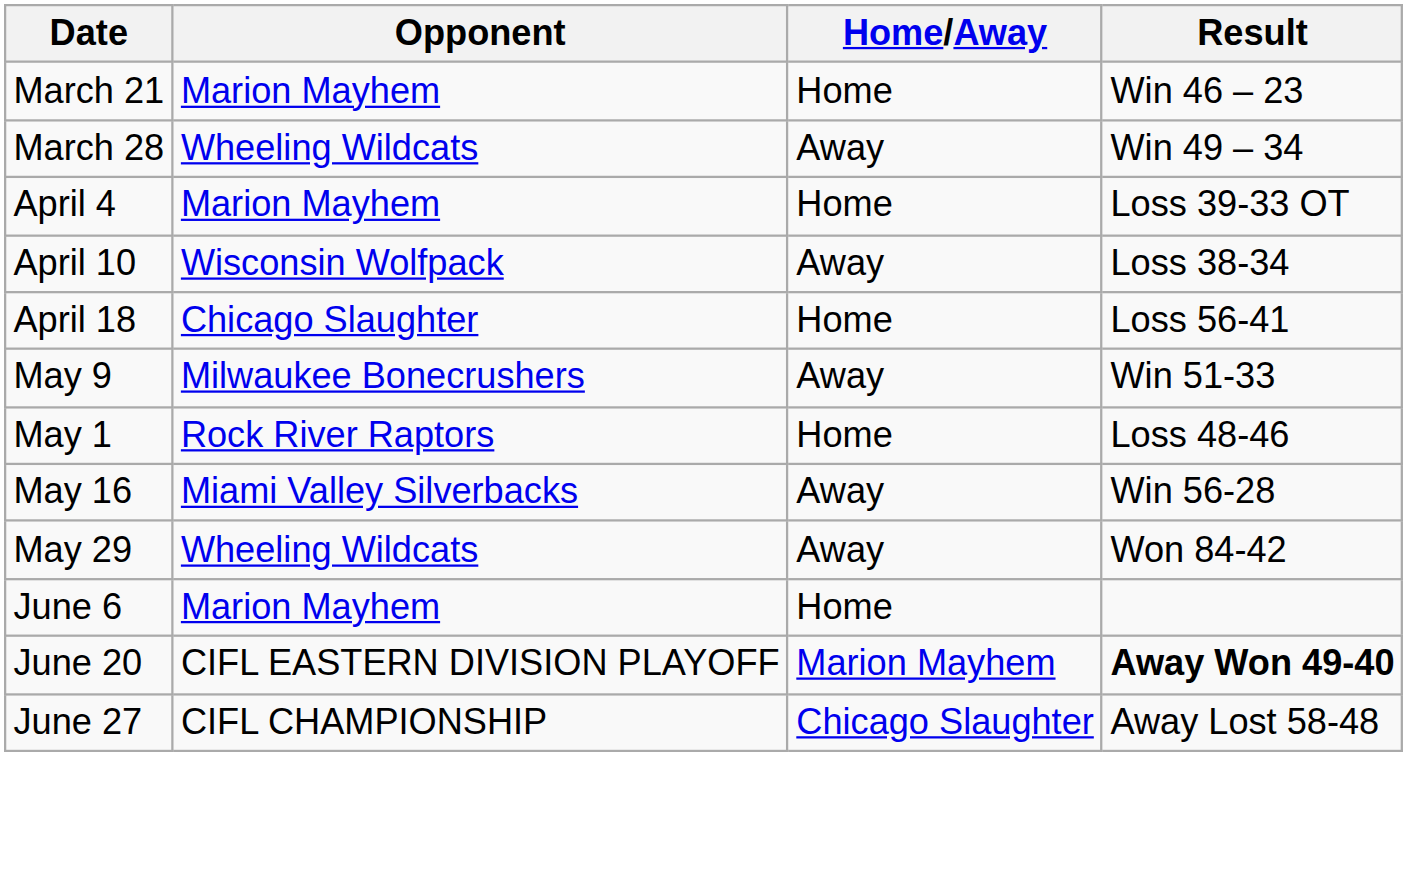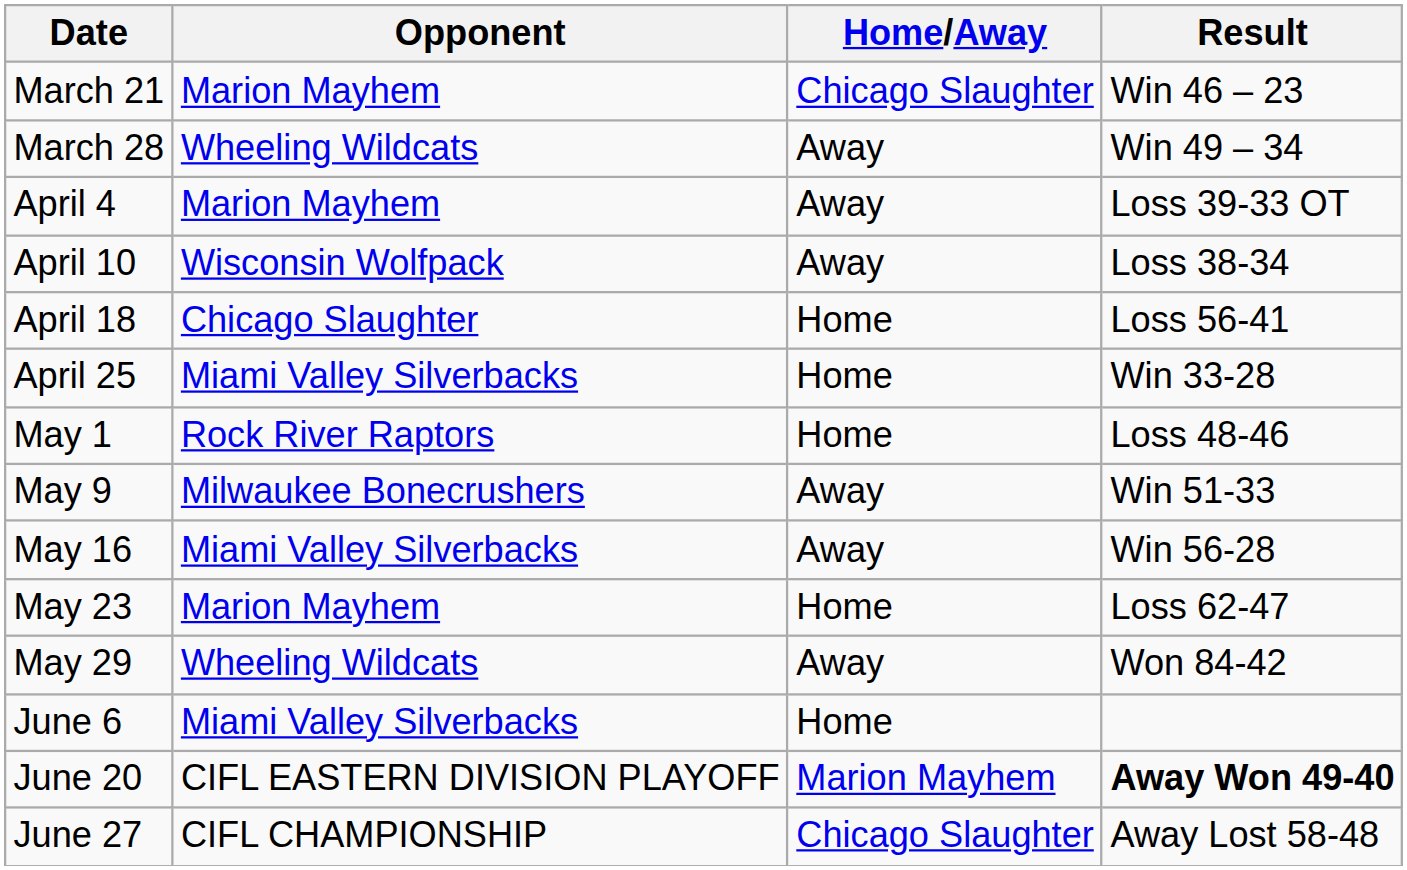(845, 90) Home -> (945, 90) Chicago Slaughter
(845, 205) Home -> (840, 205) Away
+ row: (75, 377)
rows swapped: (63, 434) <-> (63, 377)
+ row: (73, 606)
(310, 606) Marion Mayhem -> (379, 721) Miami Valley Silverbacks
